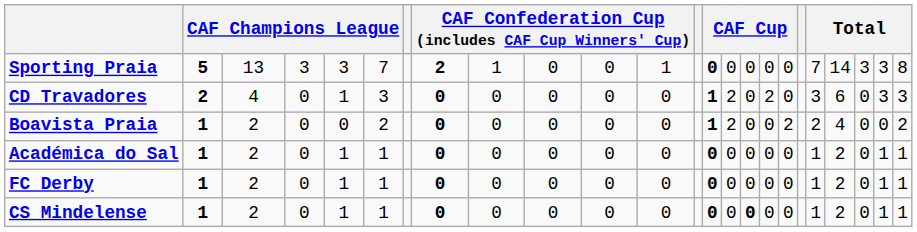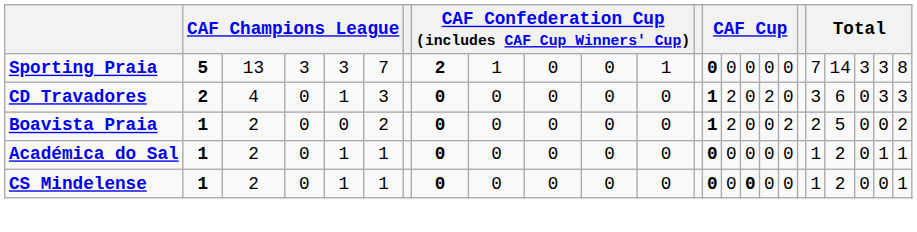(840, 126) 4 -> (840, 126) 5
- row: (51, 184)
(884, 212) 1 -> (884, 184) 0
